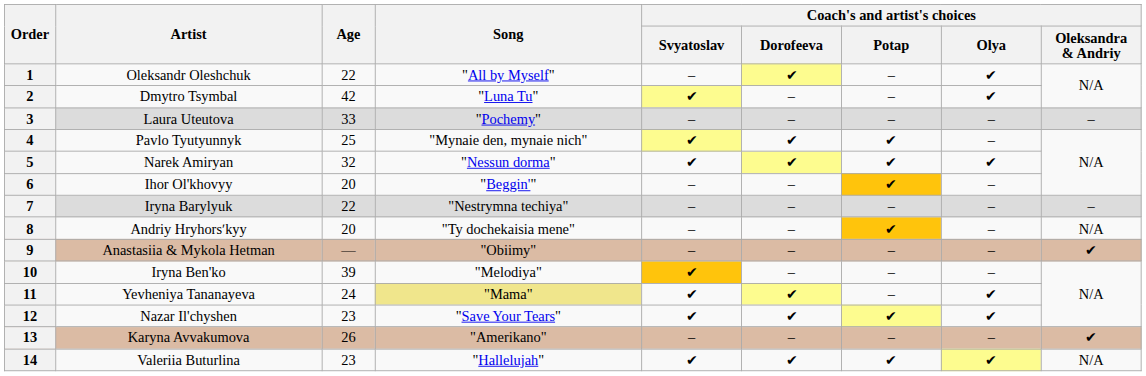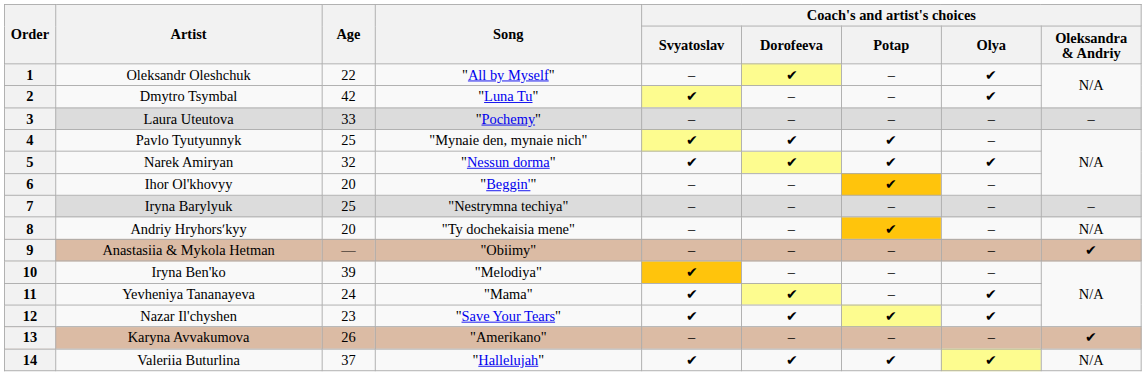(348, 206) 22 -> (348, 206) 25
(508, 294) khaki background -> (508, 294) no background
(348, 360) 23 -> (348, 360) 37
